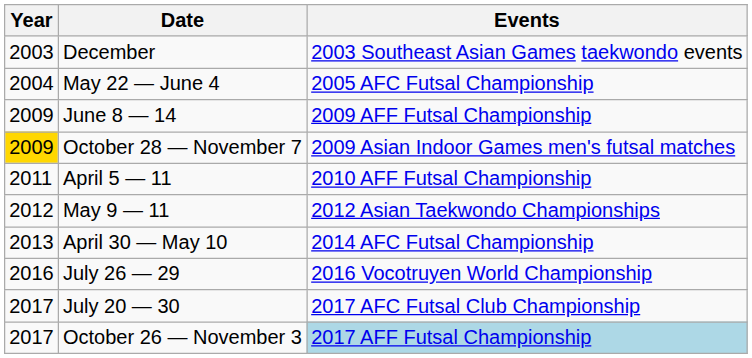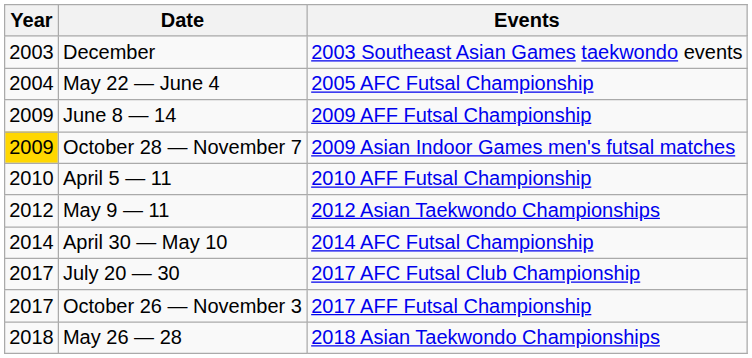(31, 178) 2011 -> (31, 178) 2010
(31, 242) 2013 -> (31, 242) 2014
- row: (121, 274)
(451, 337) lightblue background -> (451, 305) no background
+ row: (122, 337)
